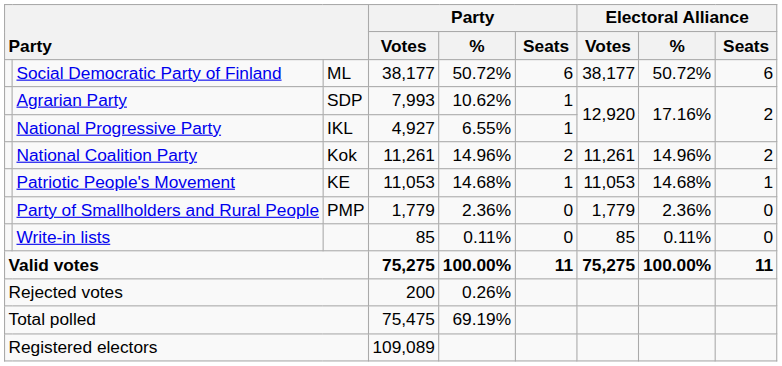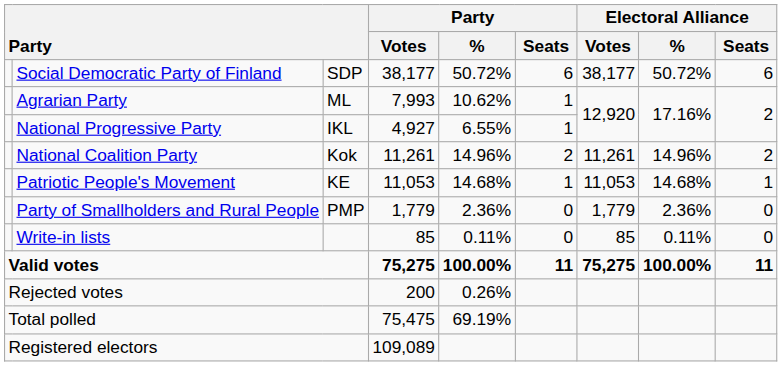(339, 73) ML -> (345, 73) SDP
(345, 100) SDP -> (339, 100) ML
